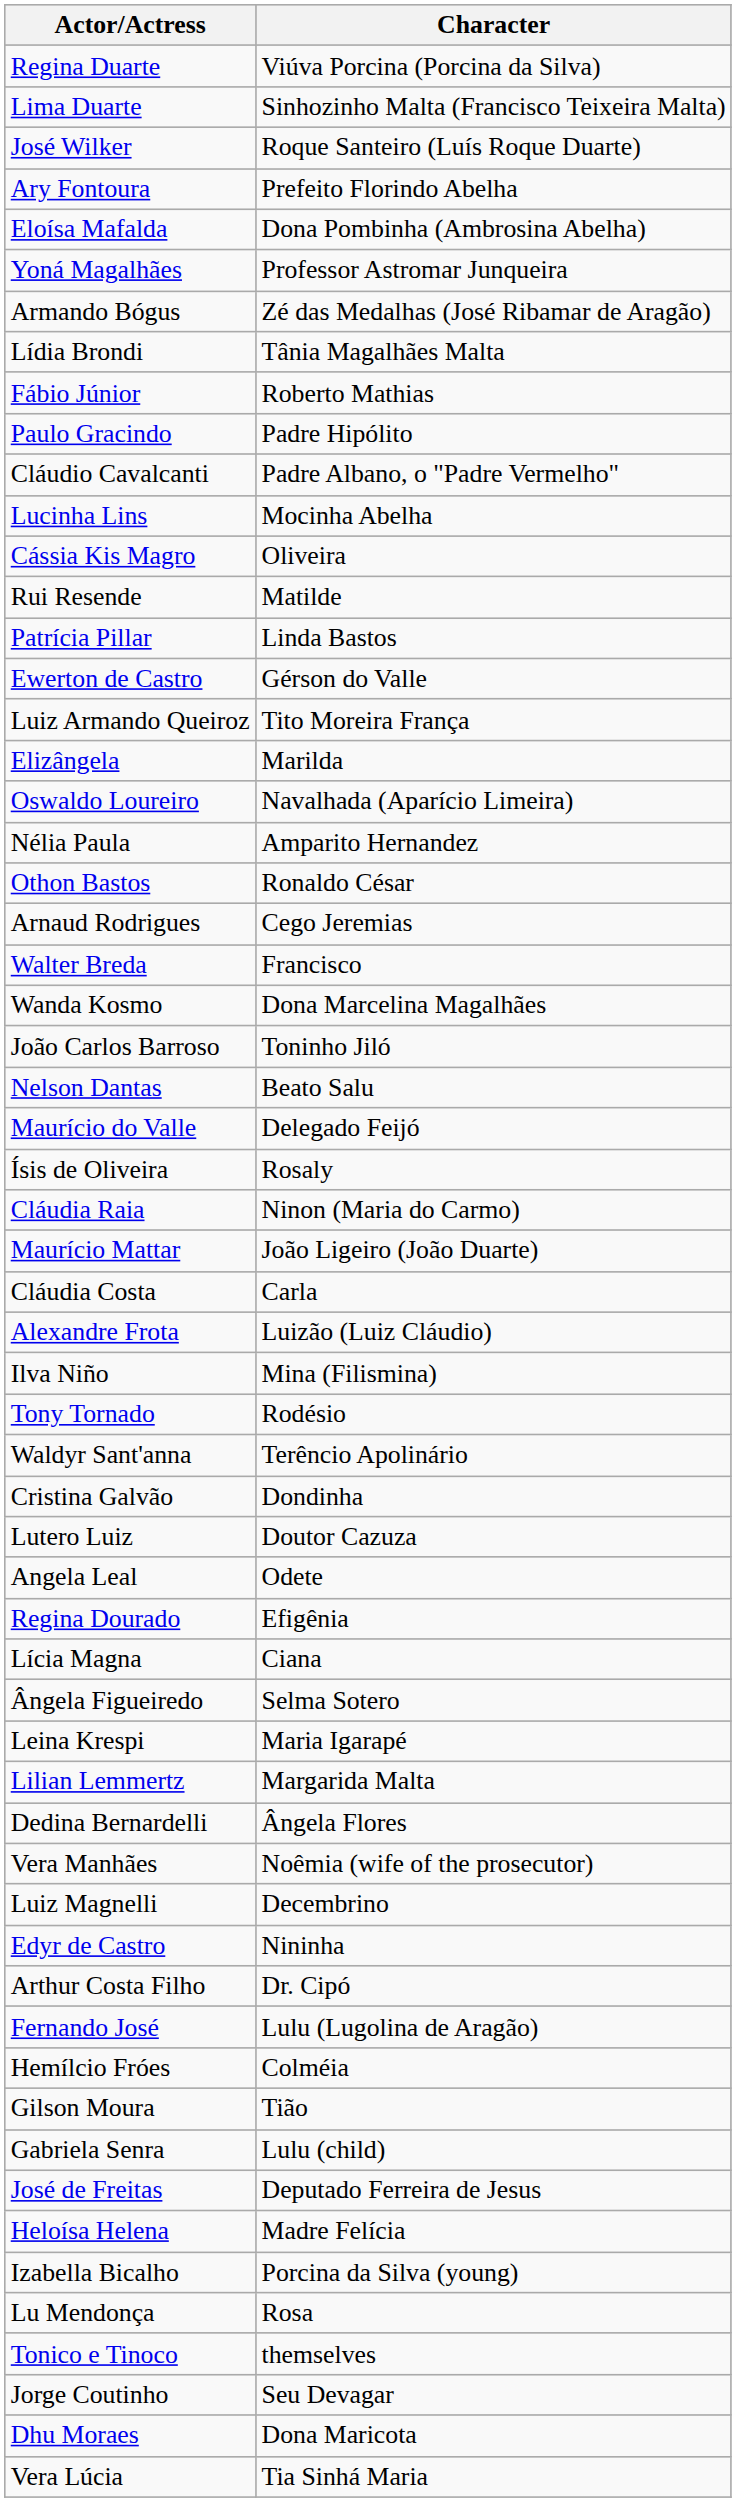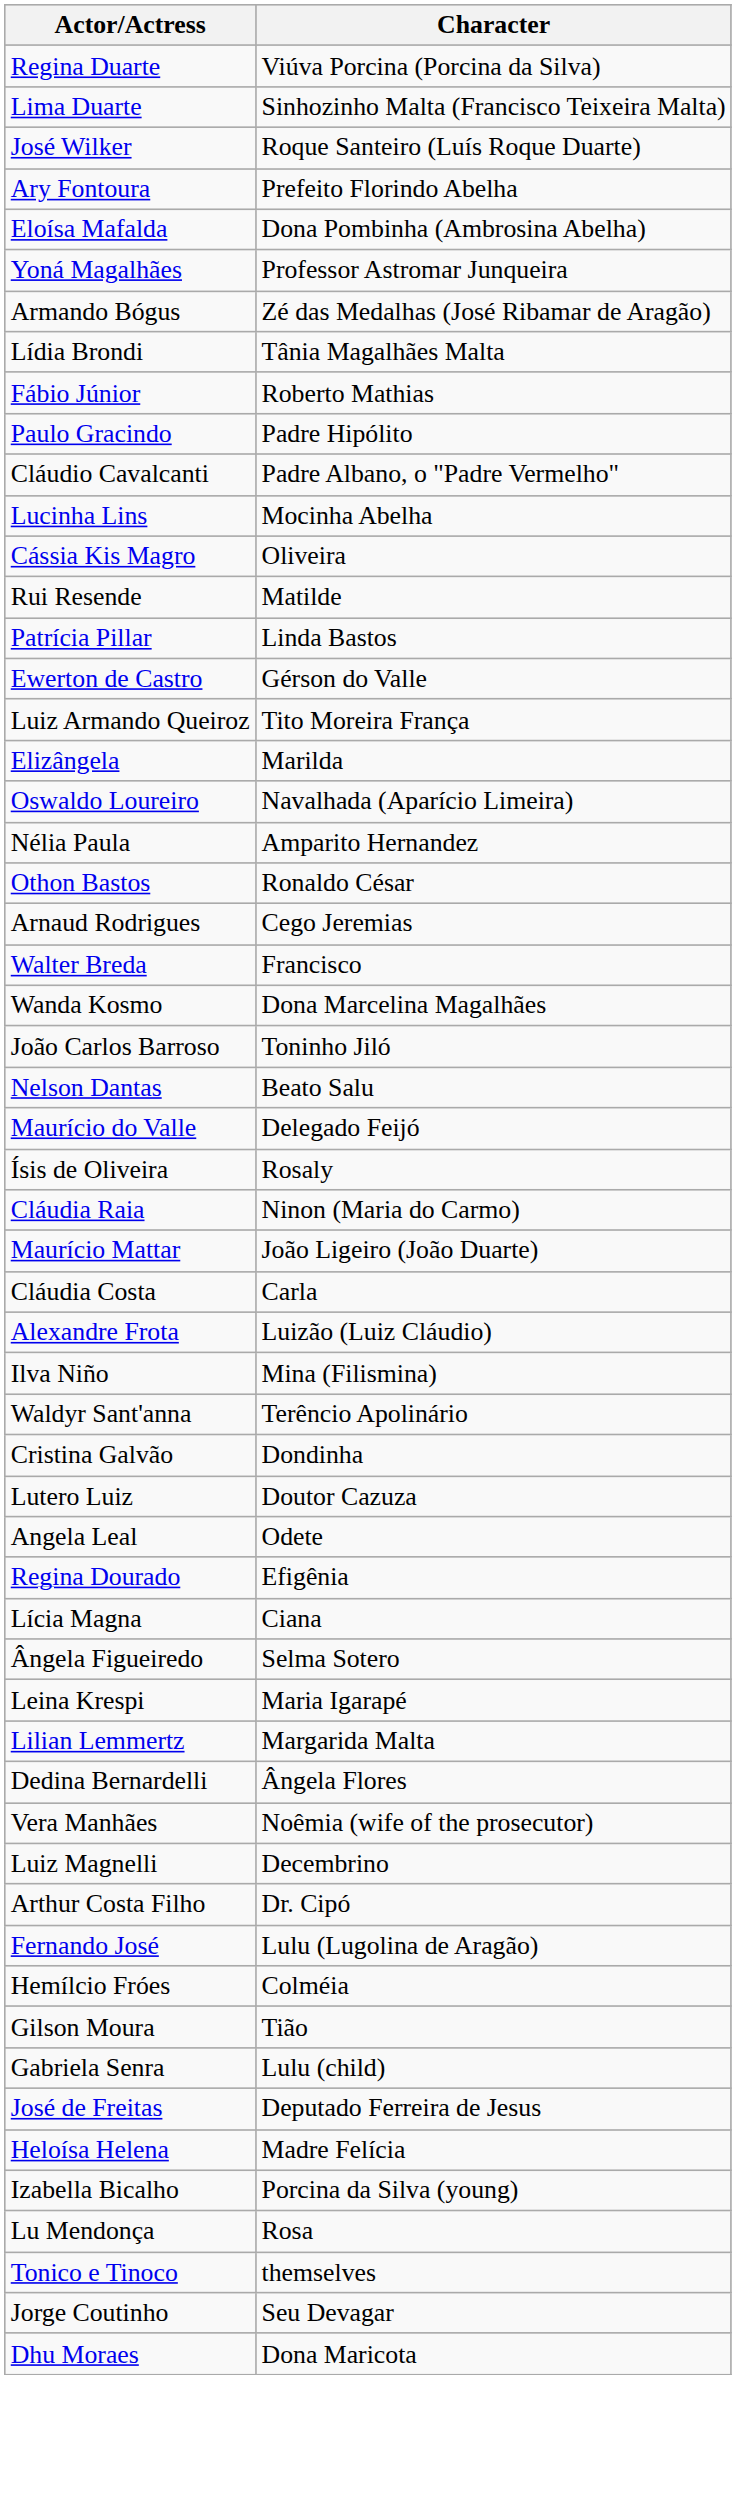- row: (83, 1413)
- row: (88, 1945)
- row: (67, 2476)
